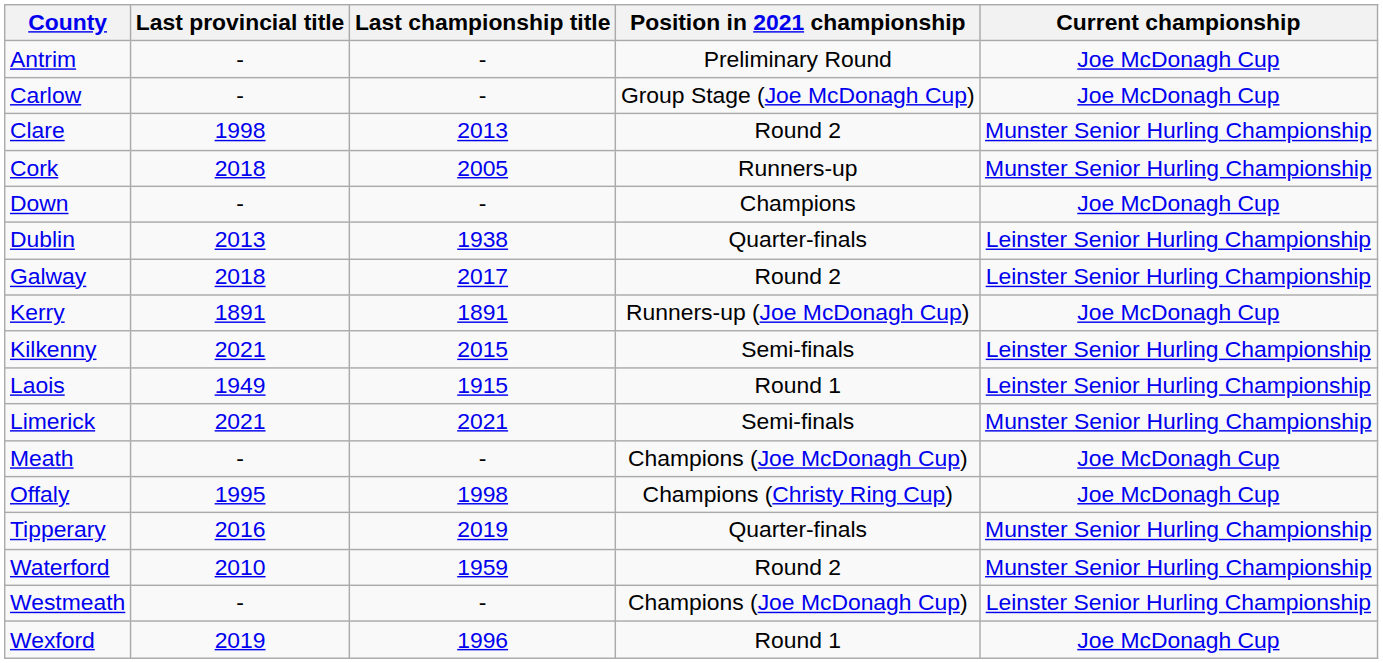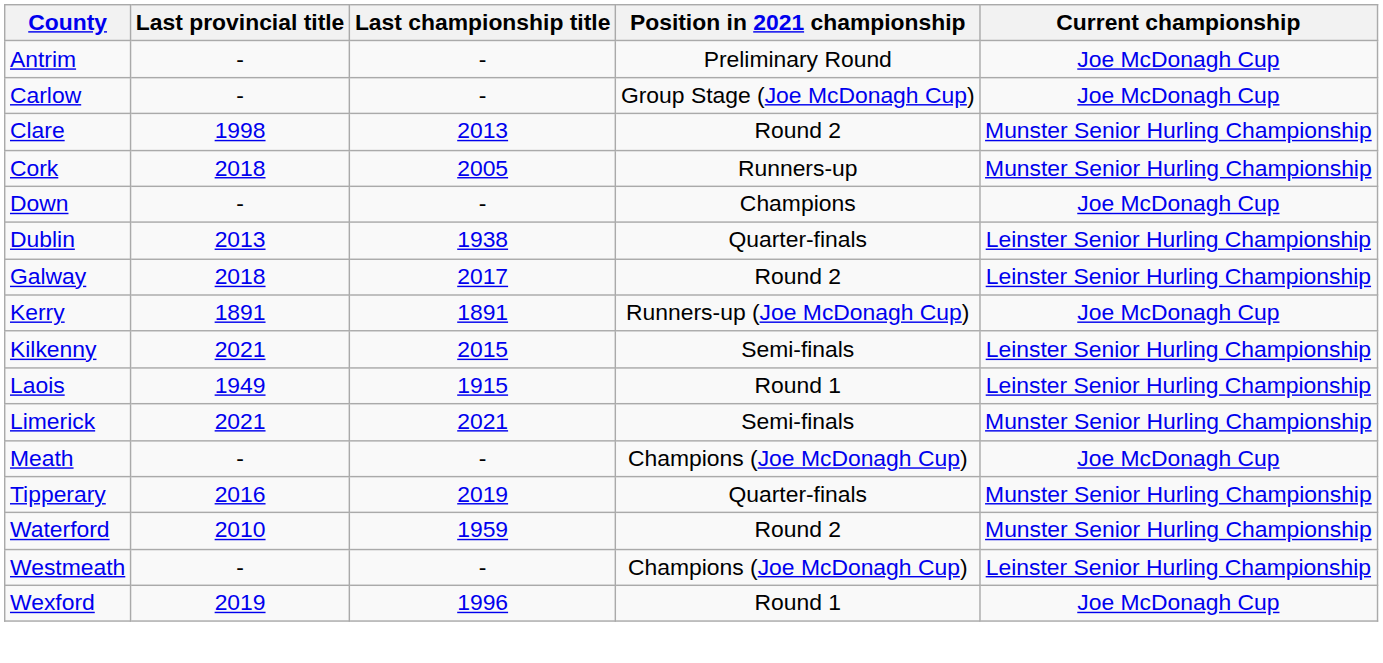- row: (40, 494)
